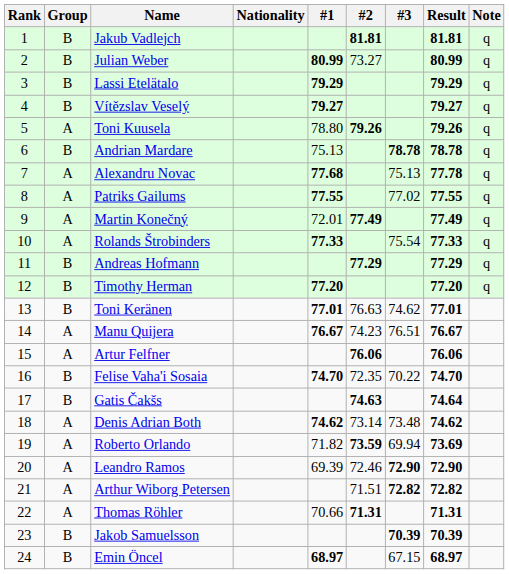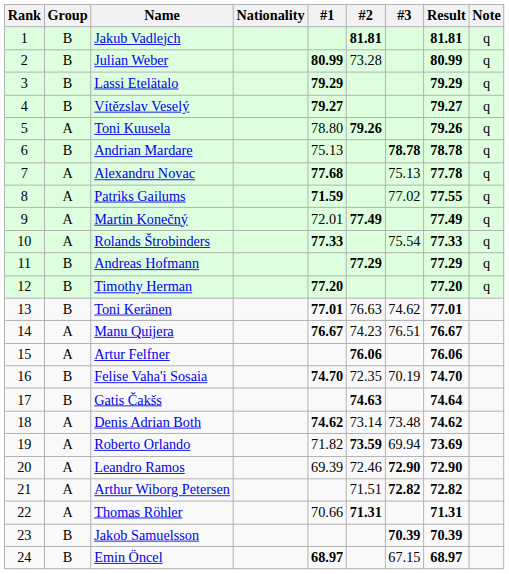(366, 60) 73.27 -> (366, 60) 73.28
(327, 196) 77.55 -> (327, 196) 71.59
(404, 377) 70.22 -> (404, 377) 70.19
